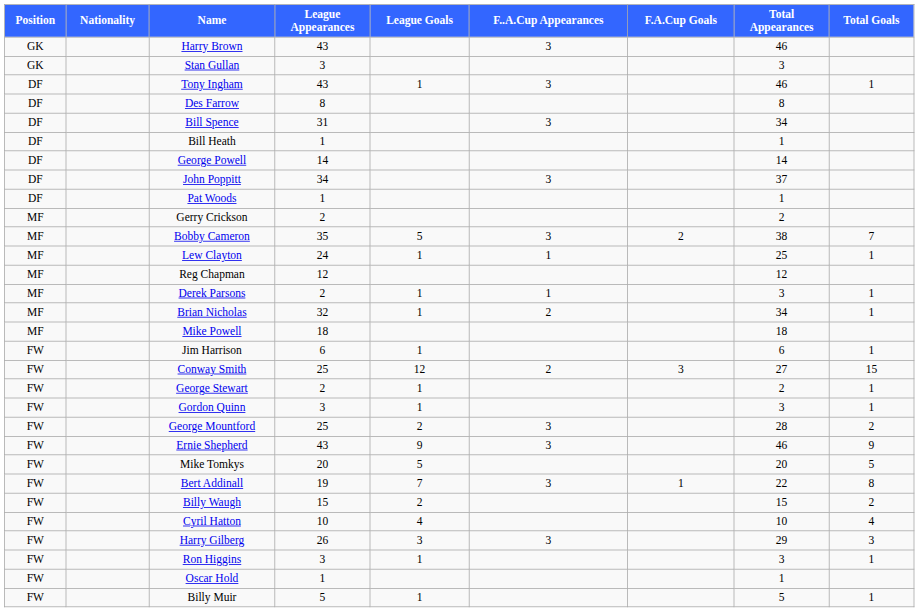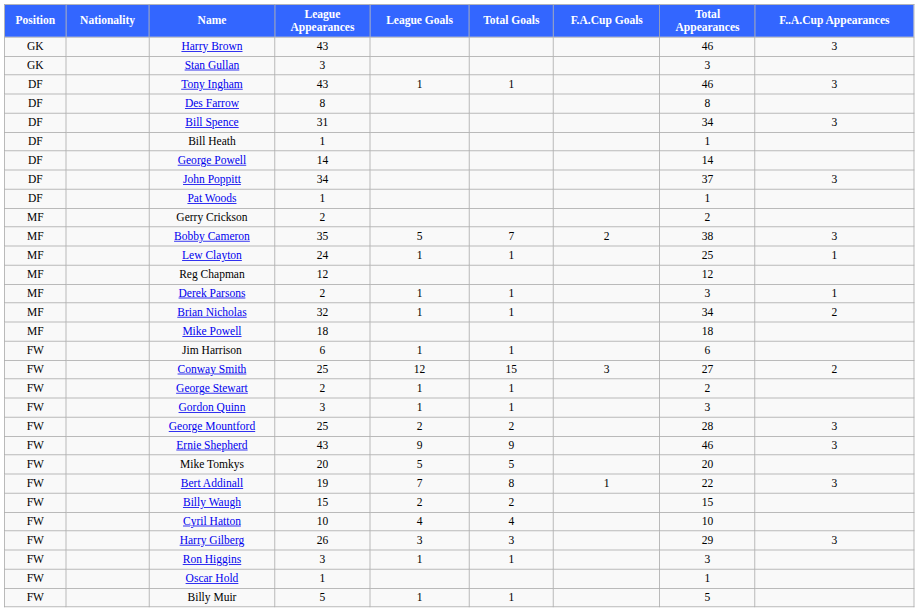columns swapped: (548, 21) <-> (871, 21)
